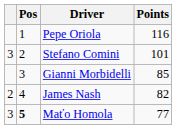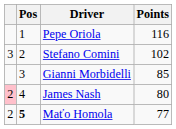(160, 54) 101 -> (160, 54) 102
(10, 94) no background -> (10, 94) pink background
(163, 94) 82 -> (163, 94) 80
(10, 114) 3 -> (10, 114) 2
